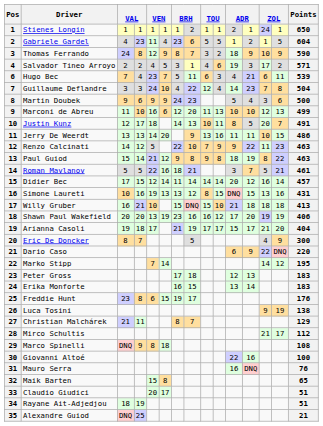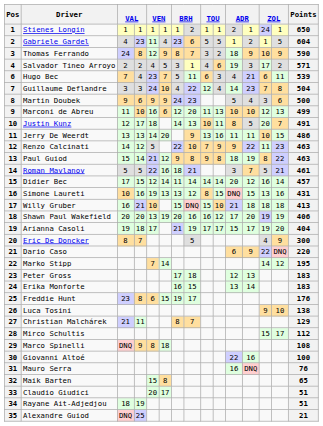(178, 217) 23 -> (178, 217) 20
(265, 228) 21 -> (265, 228) 19
(280, 310) 19 -> (280, 310) 10
(265, 334) 21 -> (265, 334) 15
